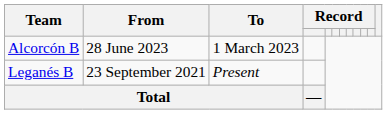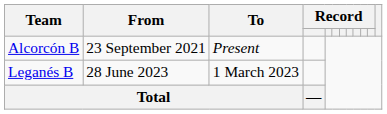(127, 48) 28 June 2023 -> (146, 48) 23 September 2021
(256, 48) 1 March 2023 -> (236, 48) Present
(146, 72) 23 September 2021 -> (127, 72) 28 June 2023
(236, 72) Present -> (256, 72) 1 March 2023
